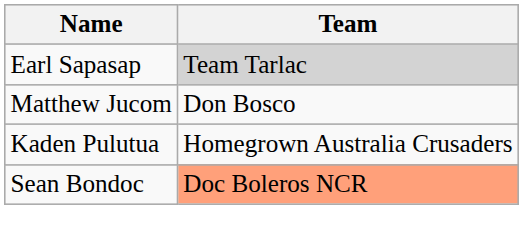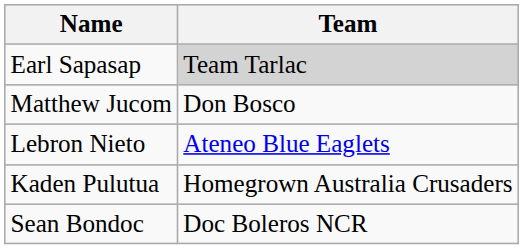+ row: (78, 143)
(275, 183) lightsalmon background -> (275, 223) no background
